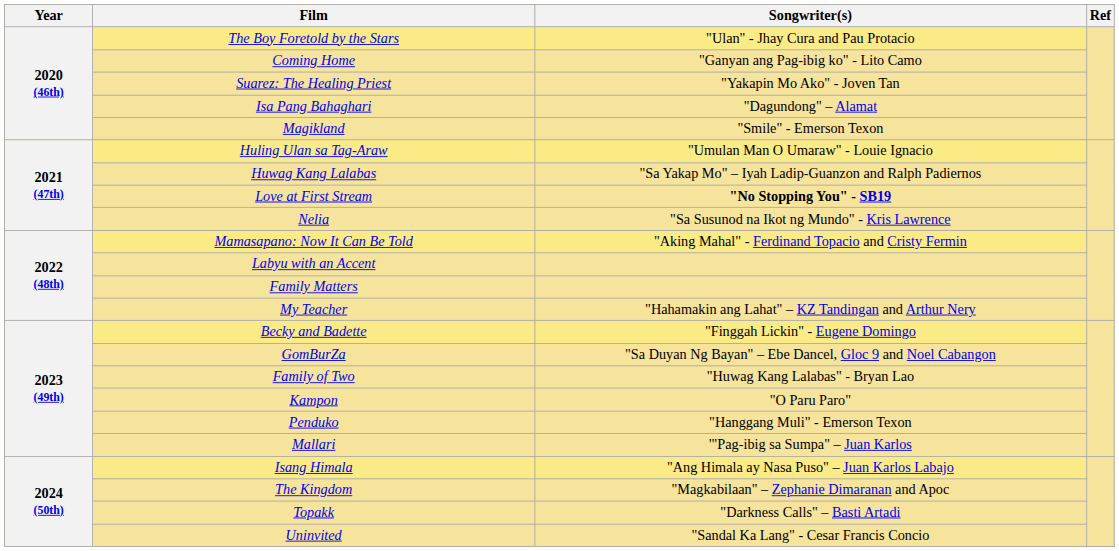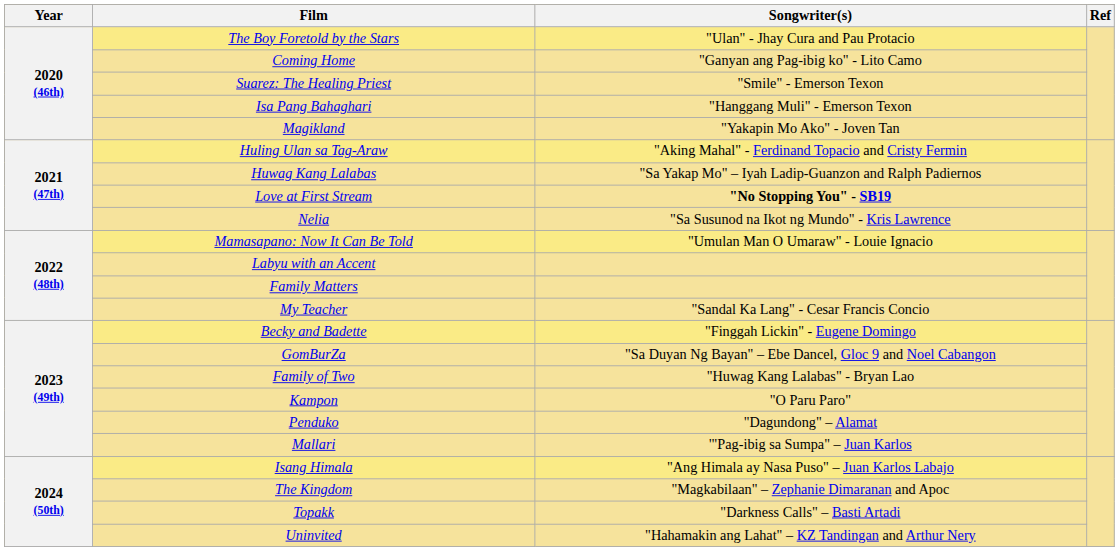(810, 83) "Yakapin Mo Ako" - Joven Tan -> (810, 83) "Smile" - Emerson Texon
(810, 106) "Dagundong" – Alamat -> (810, 106) "Hanggang Muli" - Emerson Texon
(810, 128) "Smile" - Emerson Texon -> (810, 128) "Yakapin Mo Ako" - Joven Tan
(810, 151) "Umulan Man O Umaraw" - Louie Ignacio -> (810, 151) "Aking Mahal" - Ferdinand Topacio and Cristy Fermin
(810, 241) "Aking Mahal" - Ferdinand Topacio and Cristy Fermin -> (810, 241) "Umulan Man O Umaraw" - Louie Ignacio
(810, 309) "Hahamakin ang Lahat" – KZ Tandingan and Arthur Nery -> (810, 309) "Sandal Ka Lang" - Cesar Francis Concio
(810, 422) "Hanggang Muli" - Emerson Texon -> (810, 422) "Dagundong" – Alamat
(810, 535) "Sandal Ka Lang" - Cesar Francis Concio -> (810, 535) "Hahamakin ang Lahat" – KZ Tandingan and Arthur Nery
